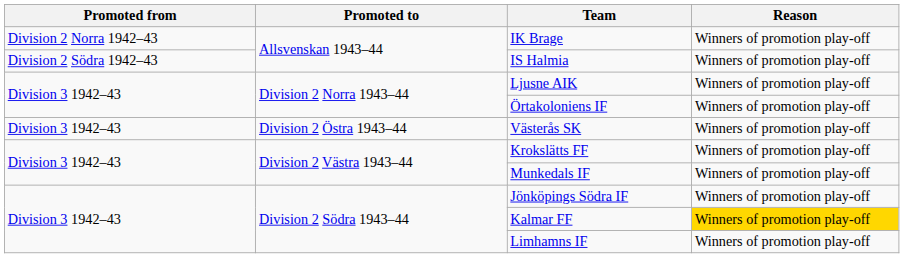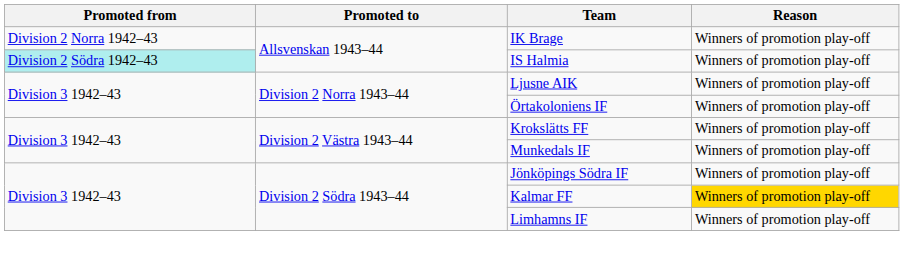(83, 60) no background -> (83, 60) paleturquoise background
- row: (546, 128)
